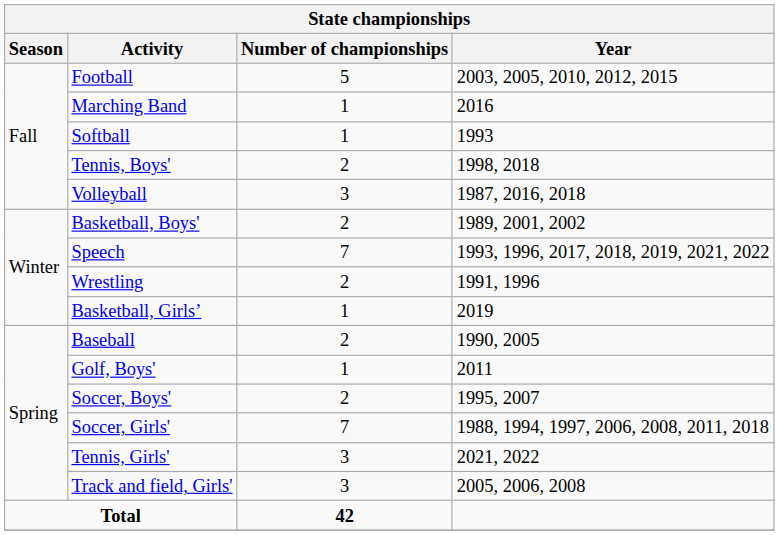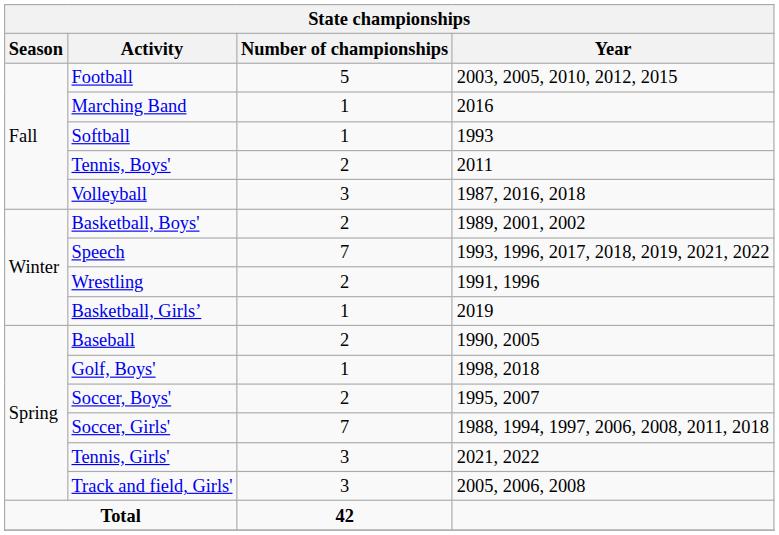(498, 164) 1998, 2018 -> (475, 164) 2011
(475, 369) 2011 -> (498, 369) 1998, 2018
